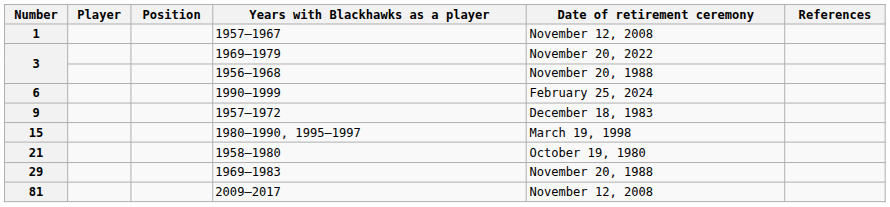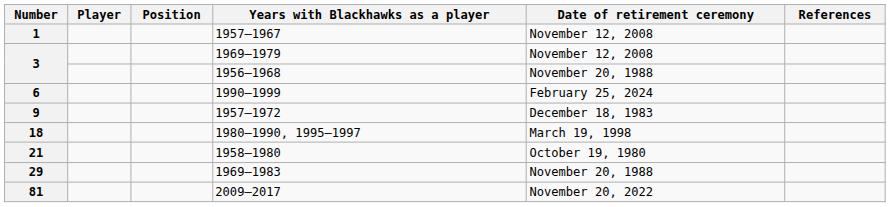(591, 54) November 20, 2022 -> (591, 54) November 12, 2008
(36, 133) 15 -> (36, 133) 18
(591, 192) November 12, 2008 -> (591, 192) November 20, 2022
